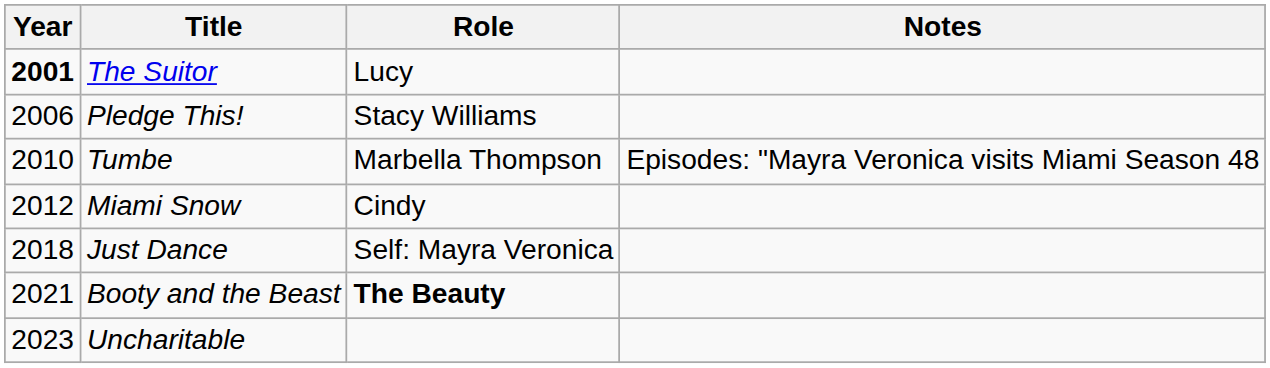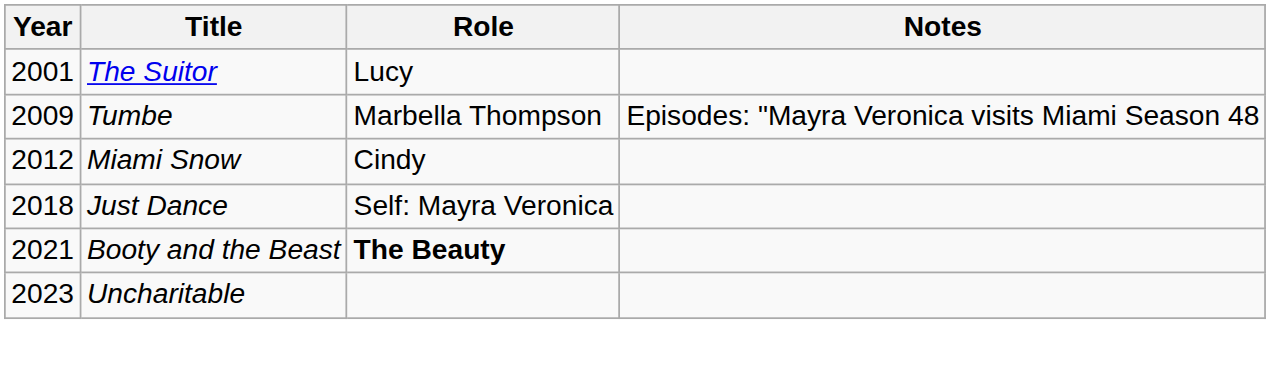(43, 71) bold -> (43, 71) normal
- row: (165, 116)
(43, 160) 2010 -> (43, 116) 2009
